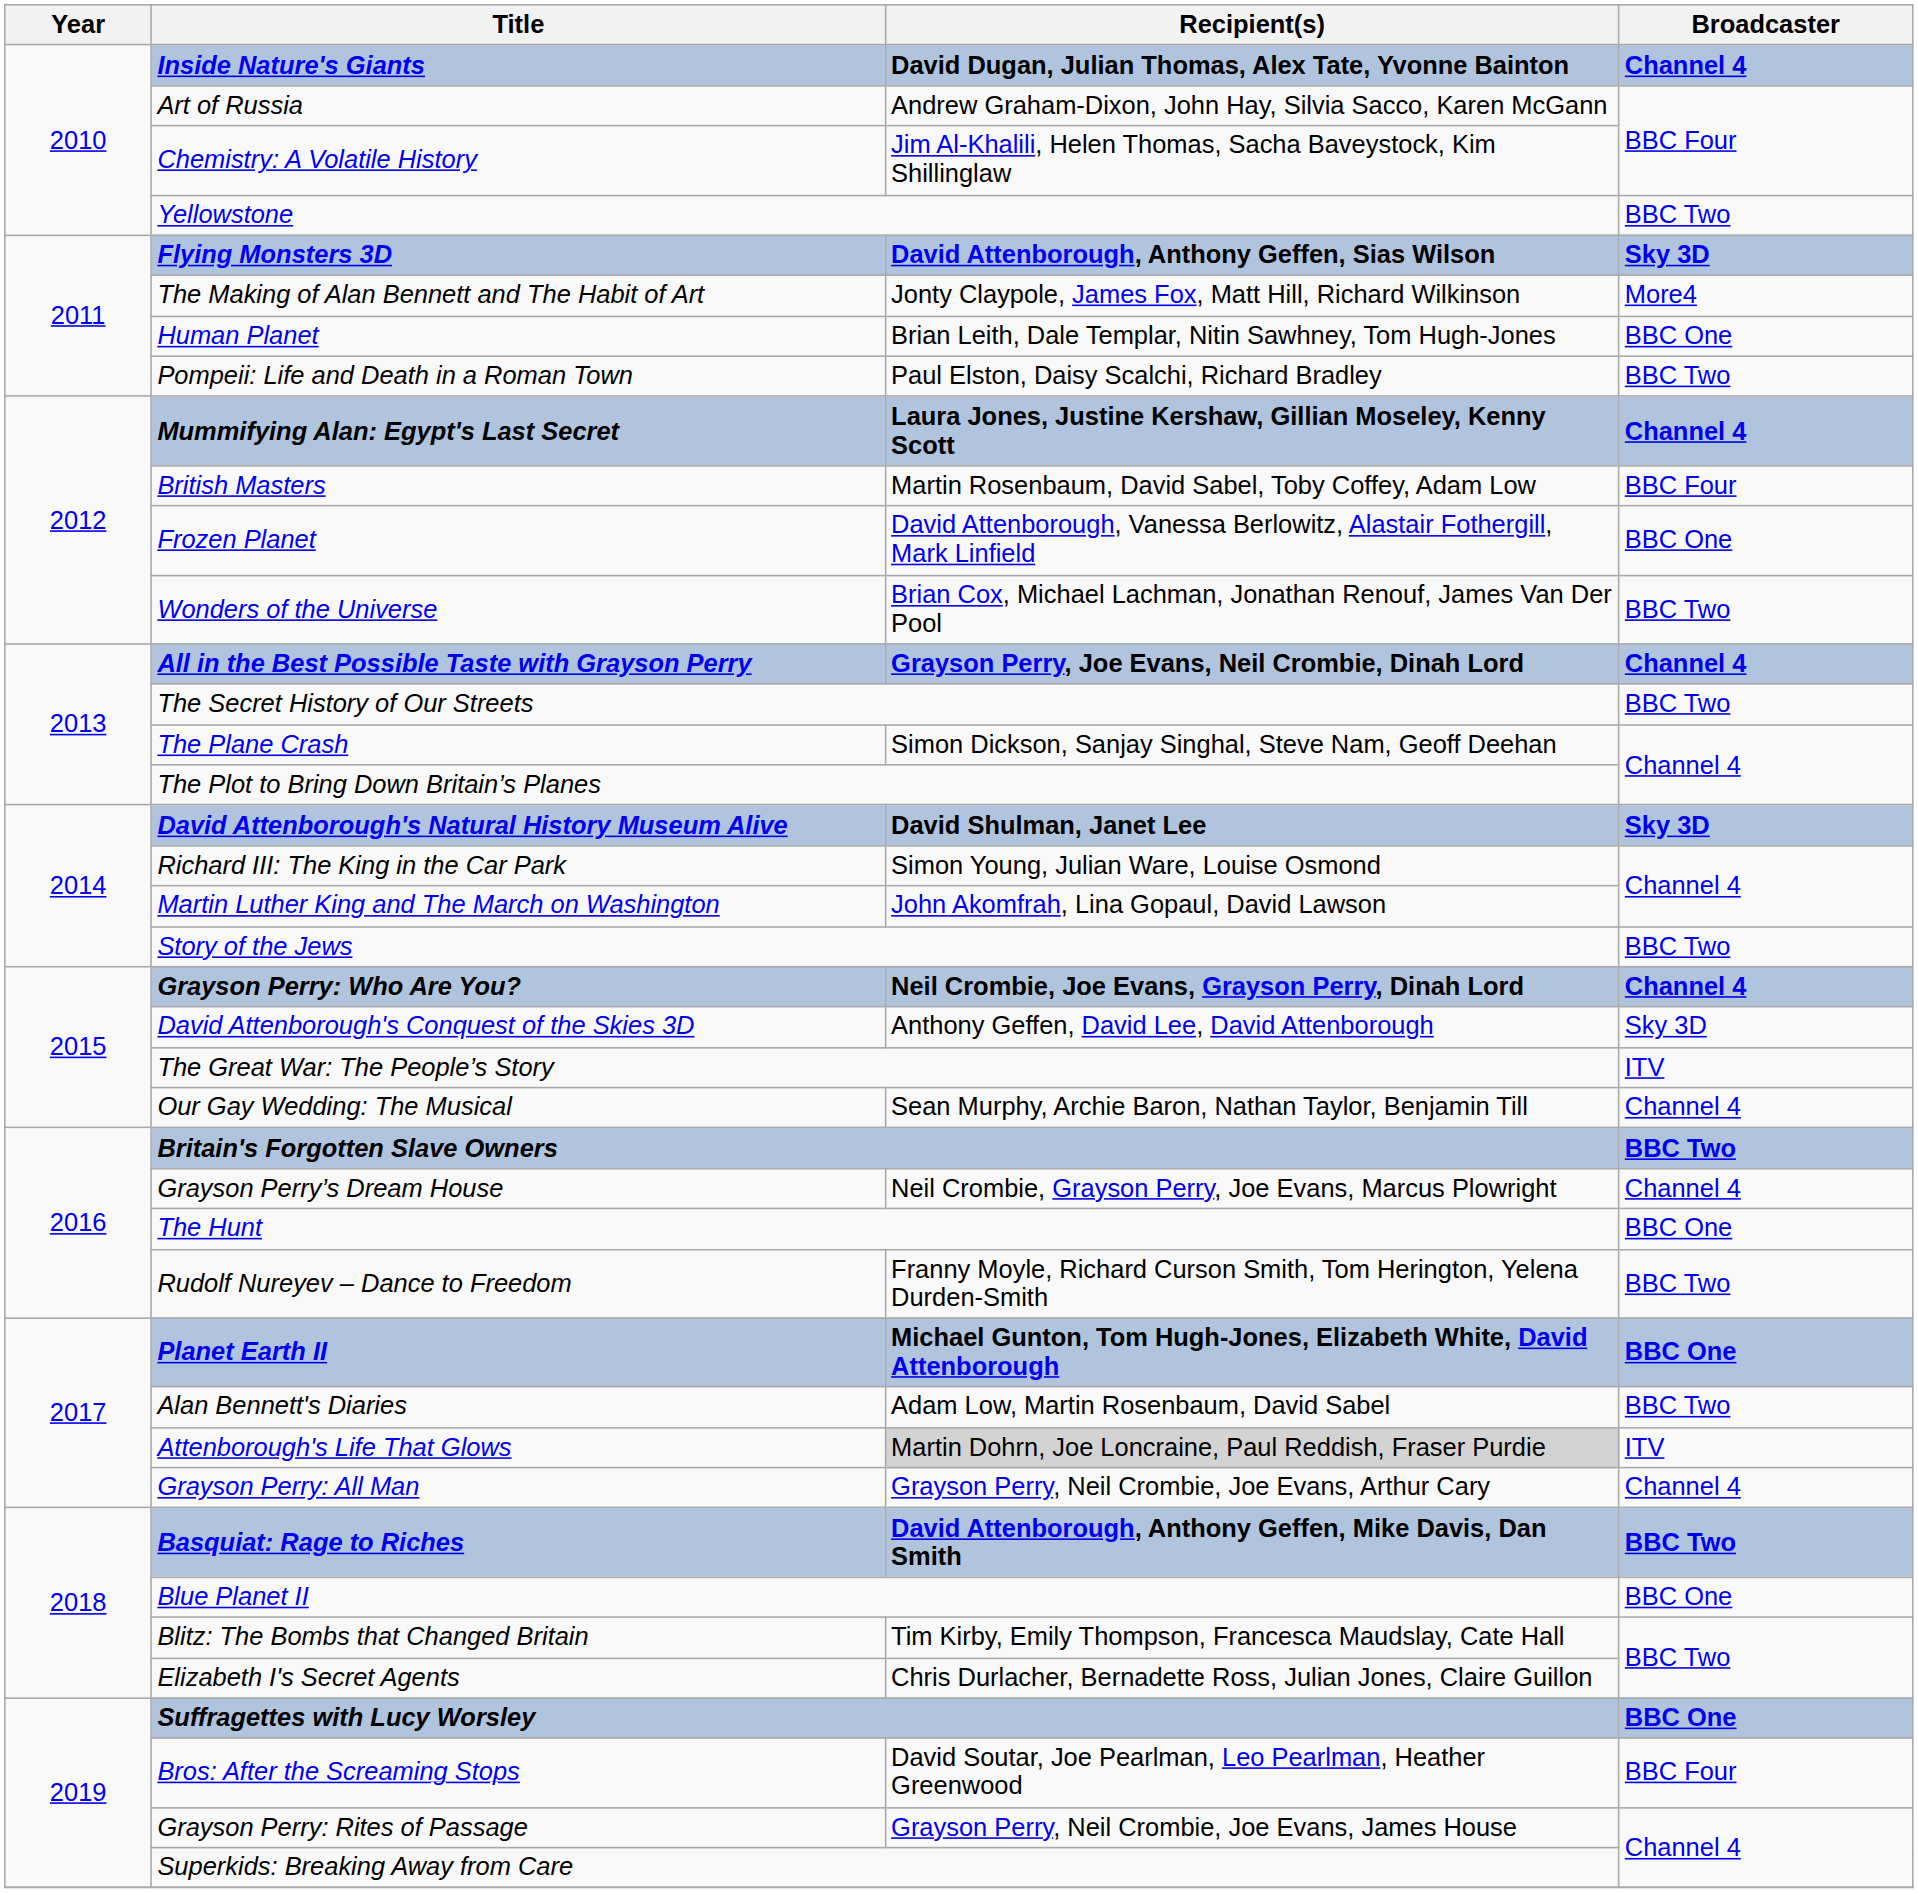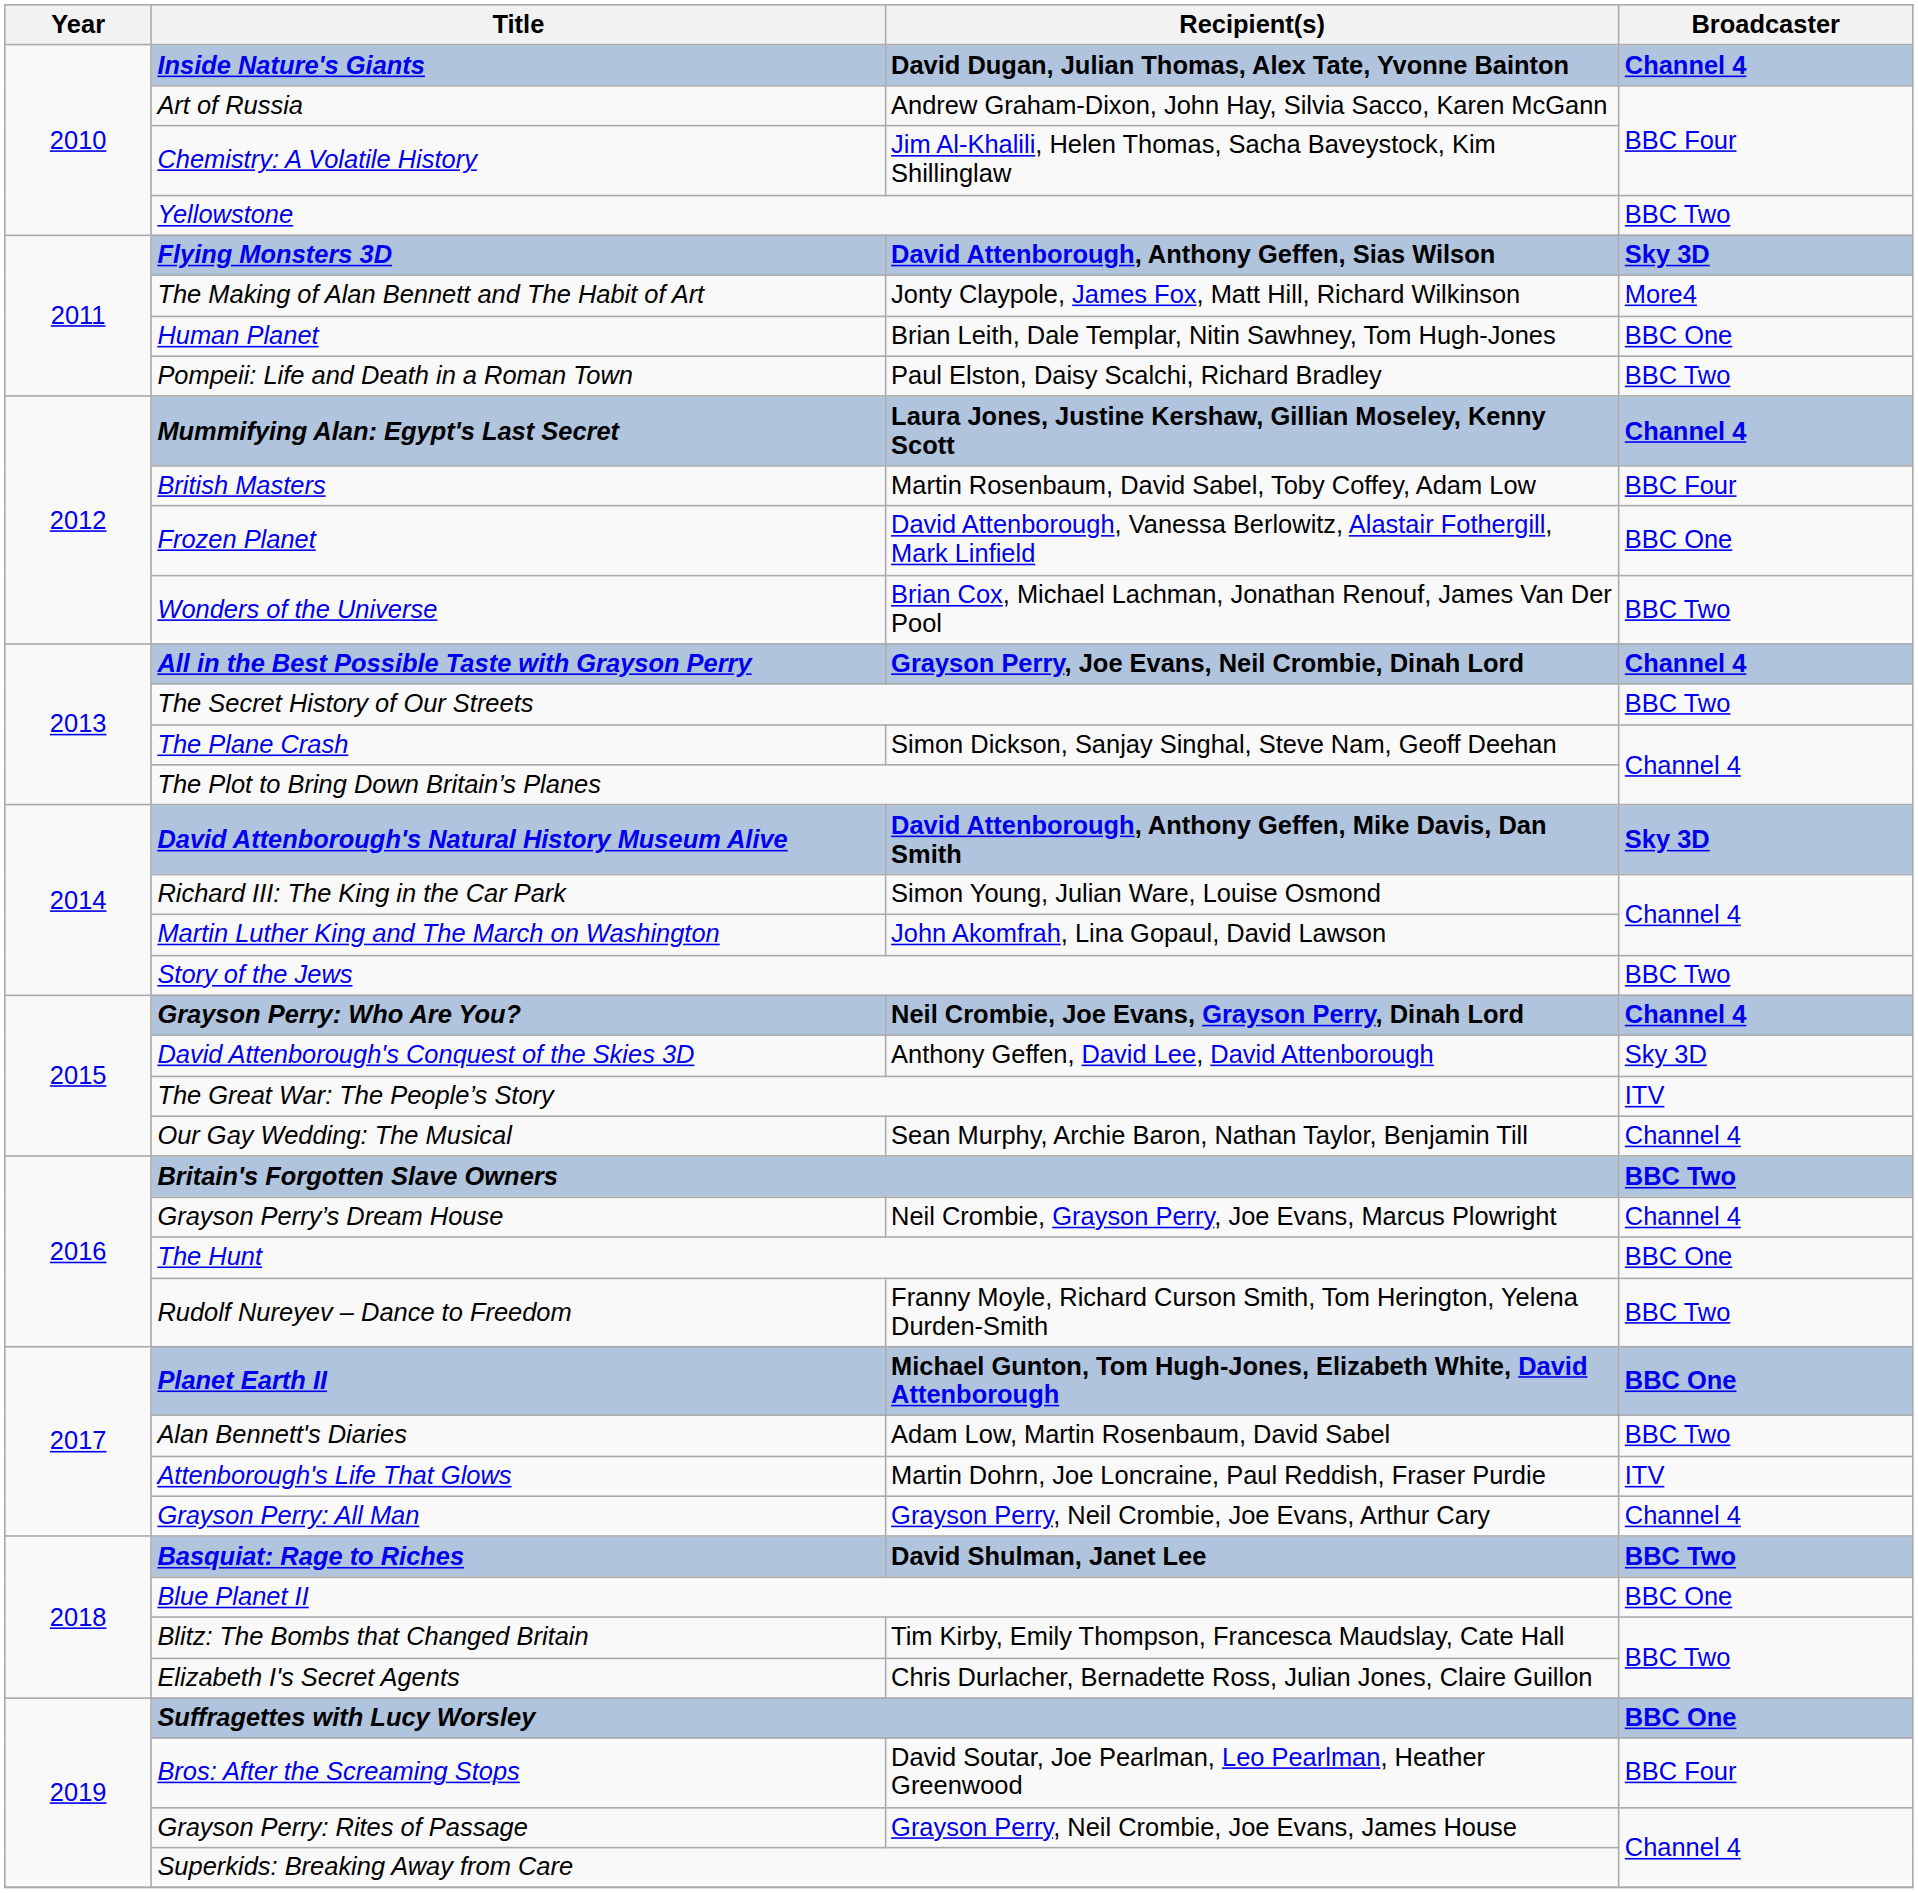(1049, 825) David Shulman, Janet Lee -> (1219, 839) David Attenborough, Anthony Geffen, Mike Davis, Dan Smith
(1218, 1447) lightgrey background -> (1218, 1475) no background
(1219, 1542) David Attenborough, Anthony Geffen, Mike Davis, Dan Smith -> (1049, 1556) David Shulman, Janet Lee
